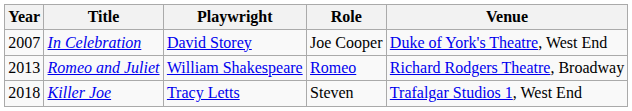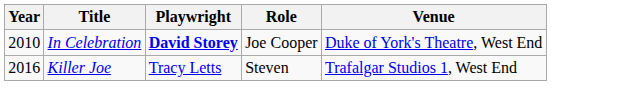(24, 42) 2007 -> (24, 42) 2010
(209, 42) normal -> (193, 42) bold
- row: (104, 67)
(24, 93) 2018 -> (24, 67) 2016
